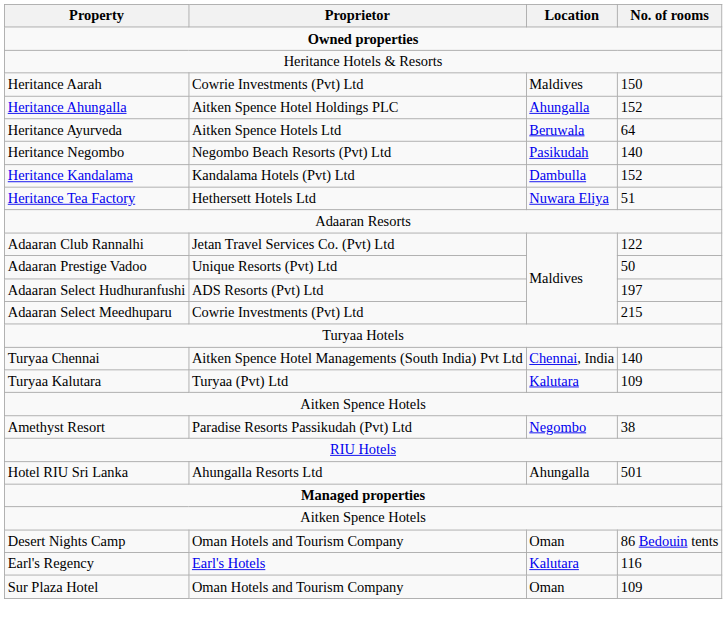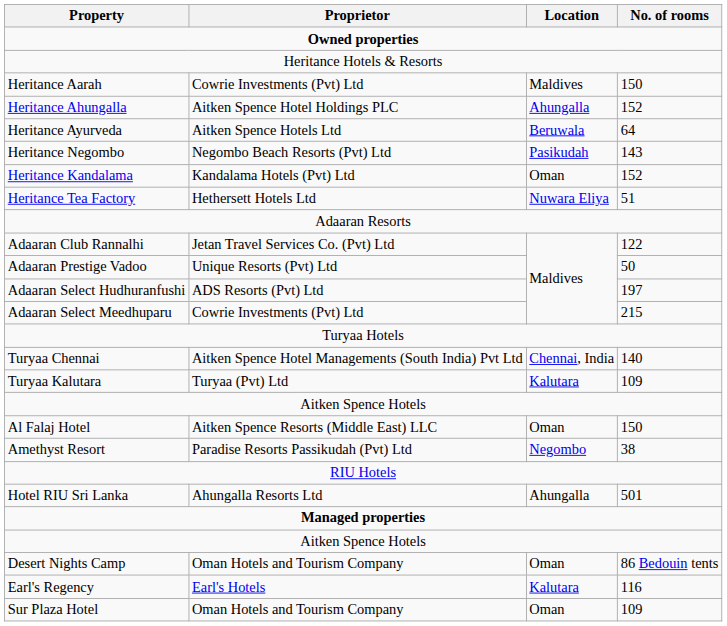(632, 152) 140 -> (632, 152) 143
(558, 175) Dambulla -> (547, 175) Oman
+ row: (49, 426)
